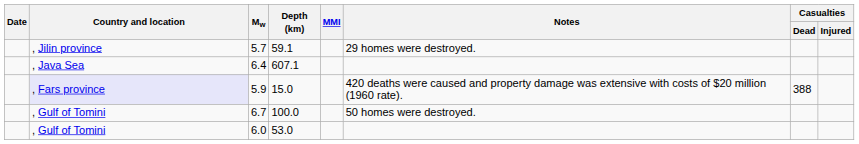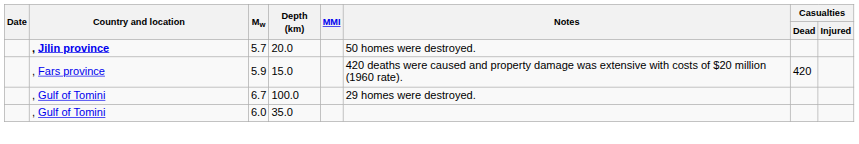(67, 48) normal -> (71, 48) bold
(282, 48) 59.1 -> (282, 48) 20.0
(411, 48) 29 homes were destroyed. -> (411, 48) 50 homes were destroyed.
- row: (259, 65)
(68, 89) lavender background -> (68, 71) no background
(802, 89) 388 -> (802, 71) 420
(411, 113) 50 homes were destroyed. -> (411, 95) 29 homes were destroyed.
(282, 130) 53.0 -> (282, 113) 35.0
